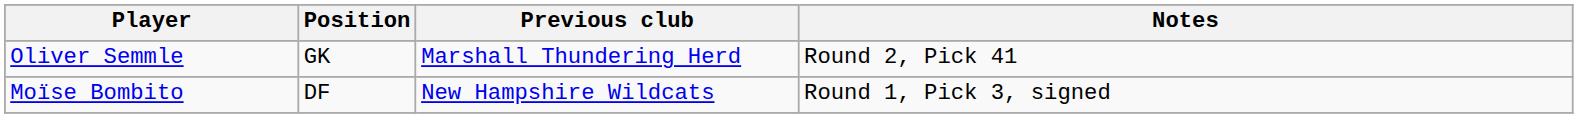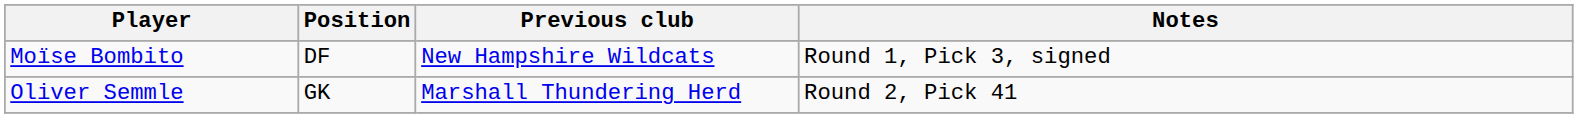rows swapped: (97, 95) <-> (97, 59)
